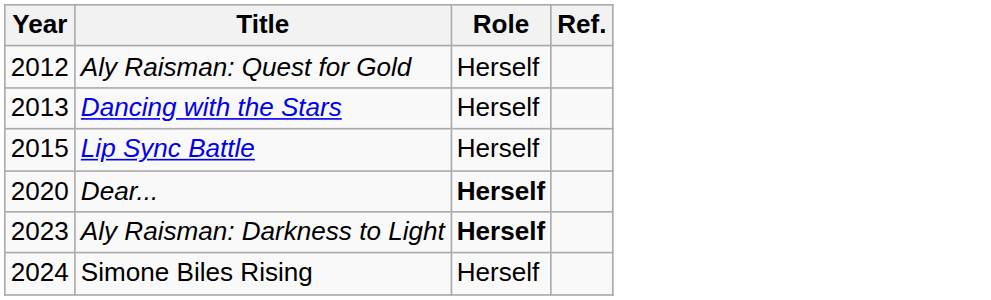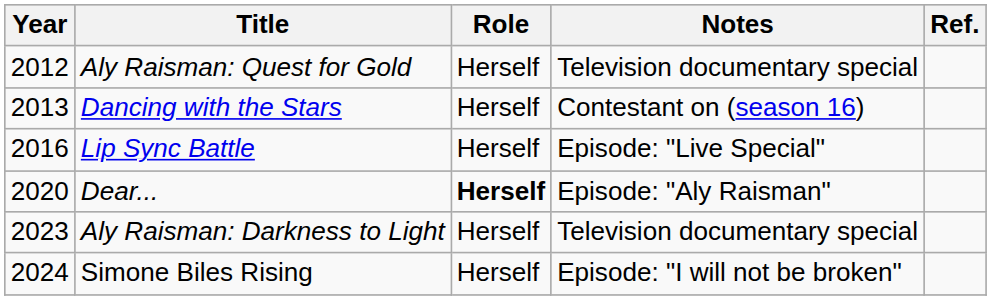+ column: (738, 25)
(40, 149) 2015 -> (40, 149) 2016
(501, 231) bold -> (498, 231) normal
